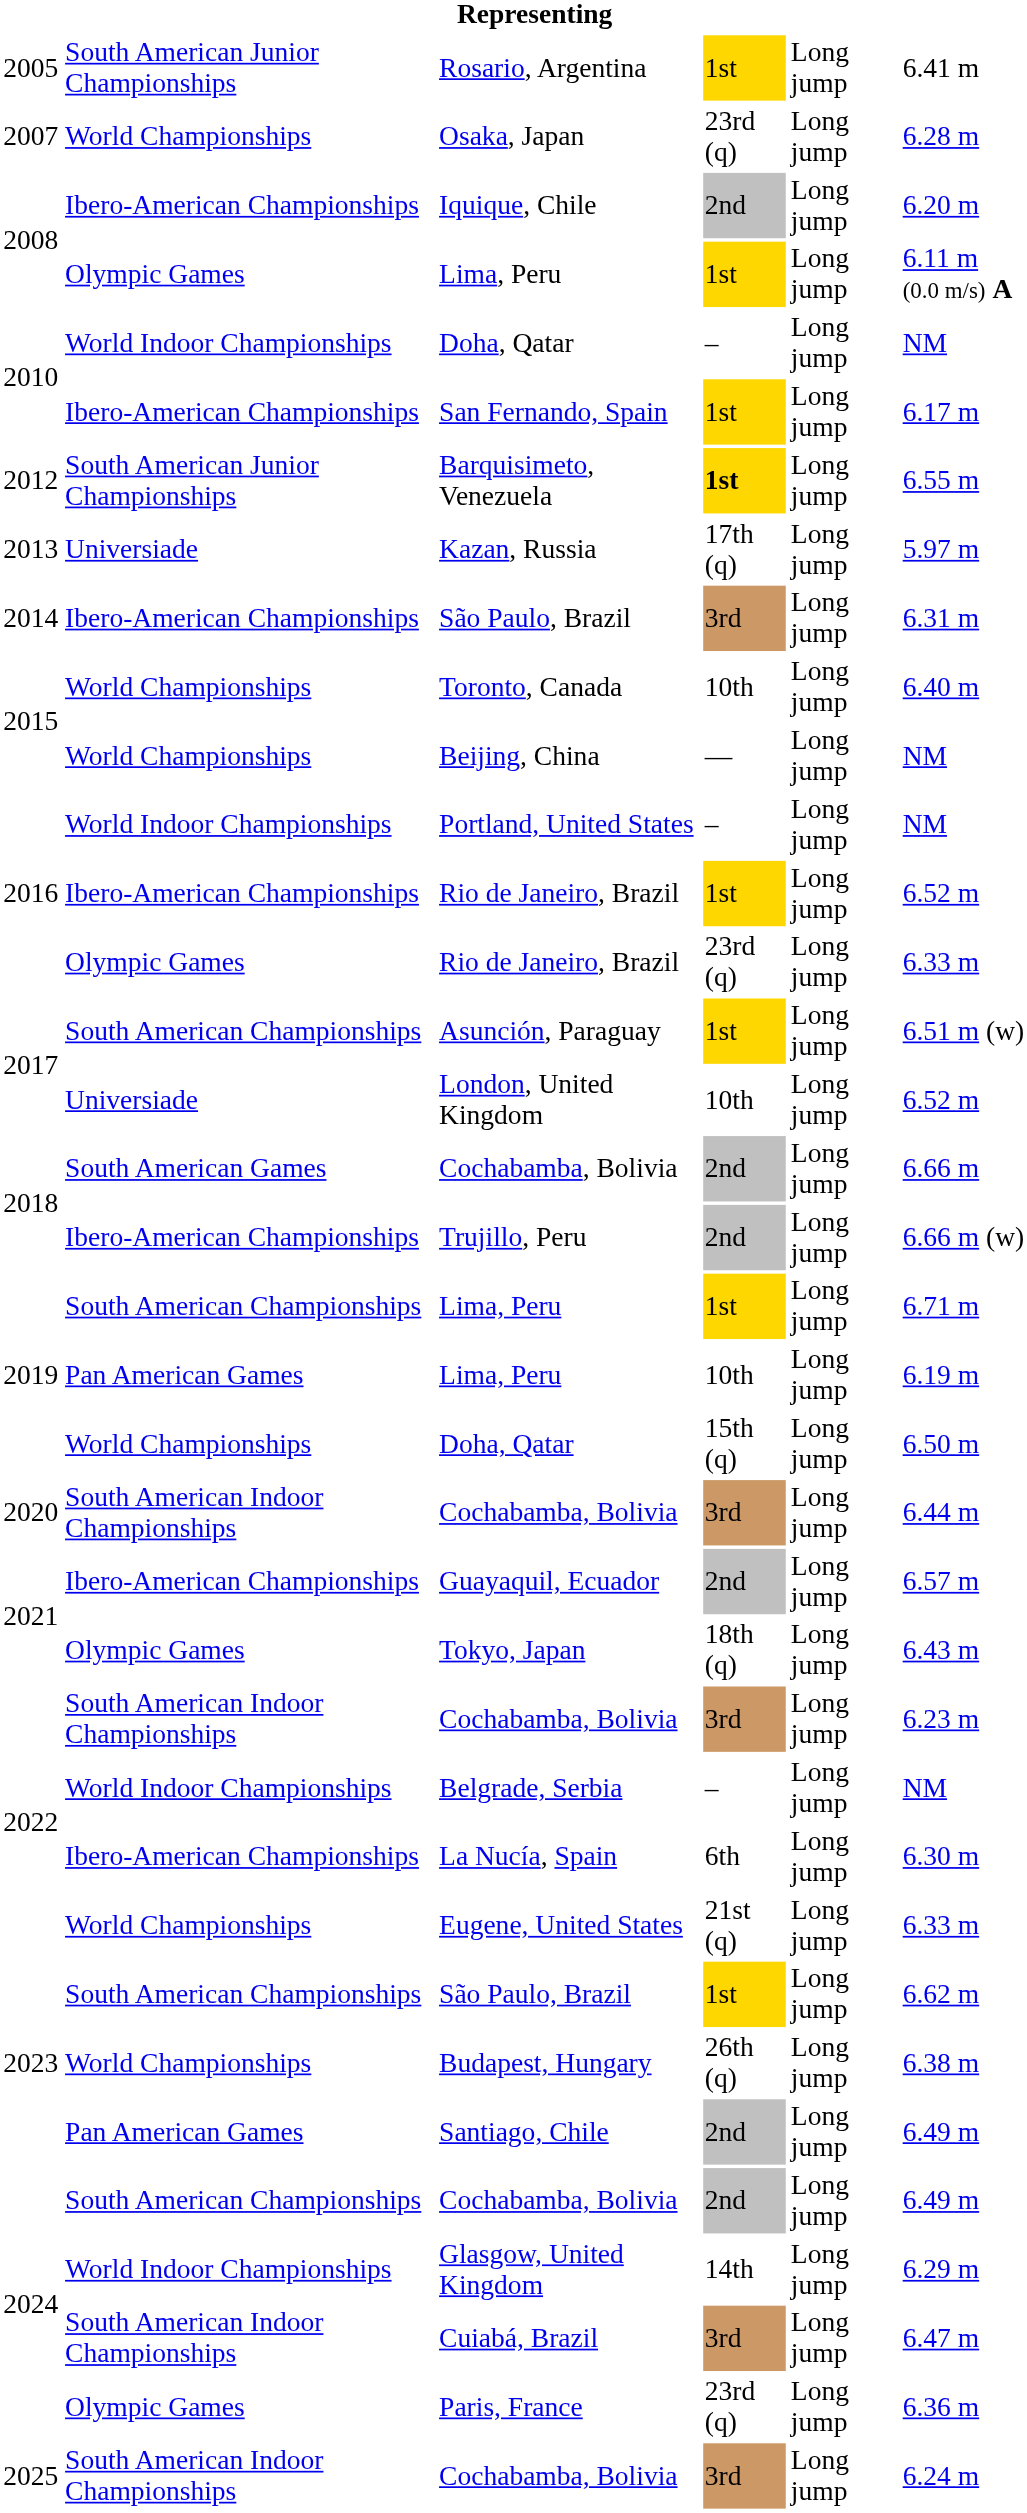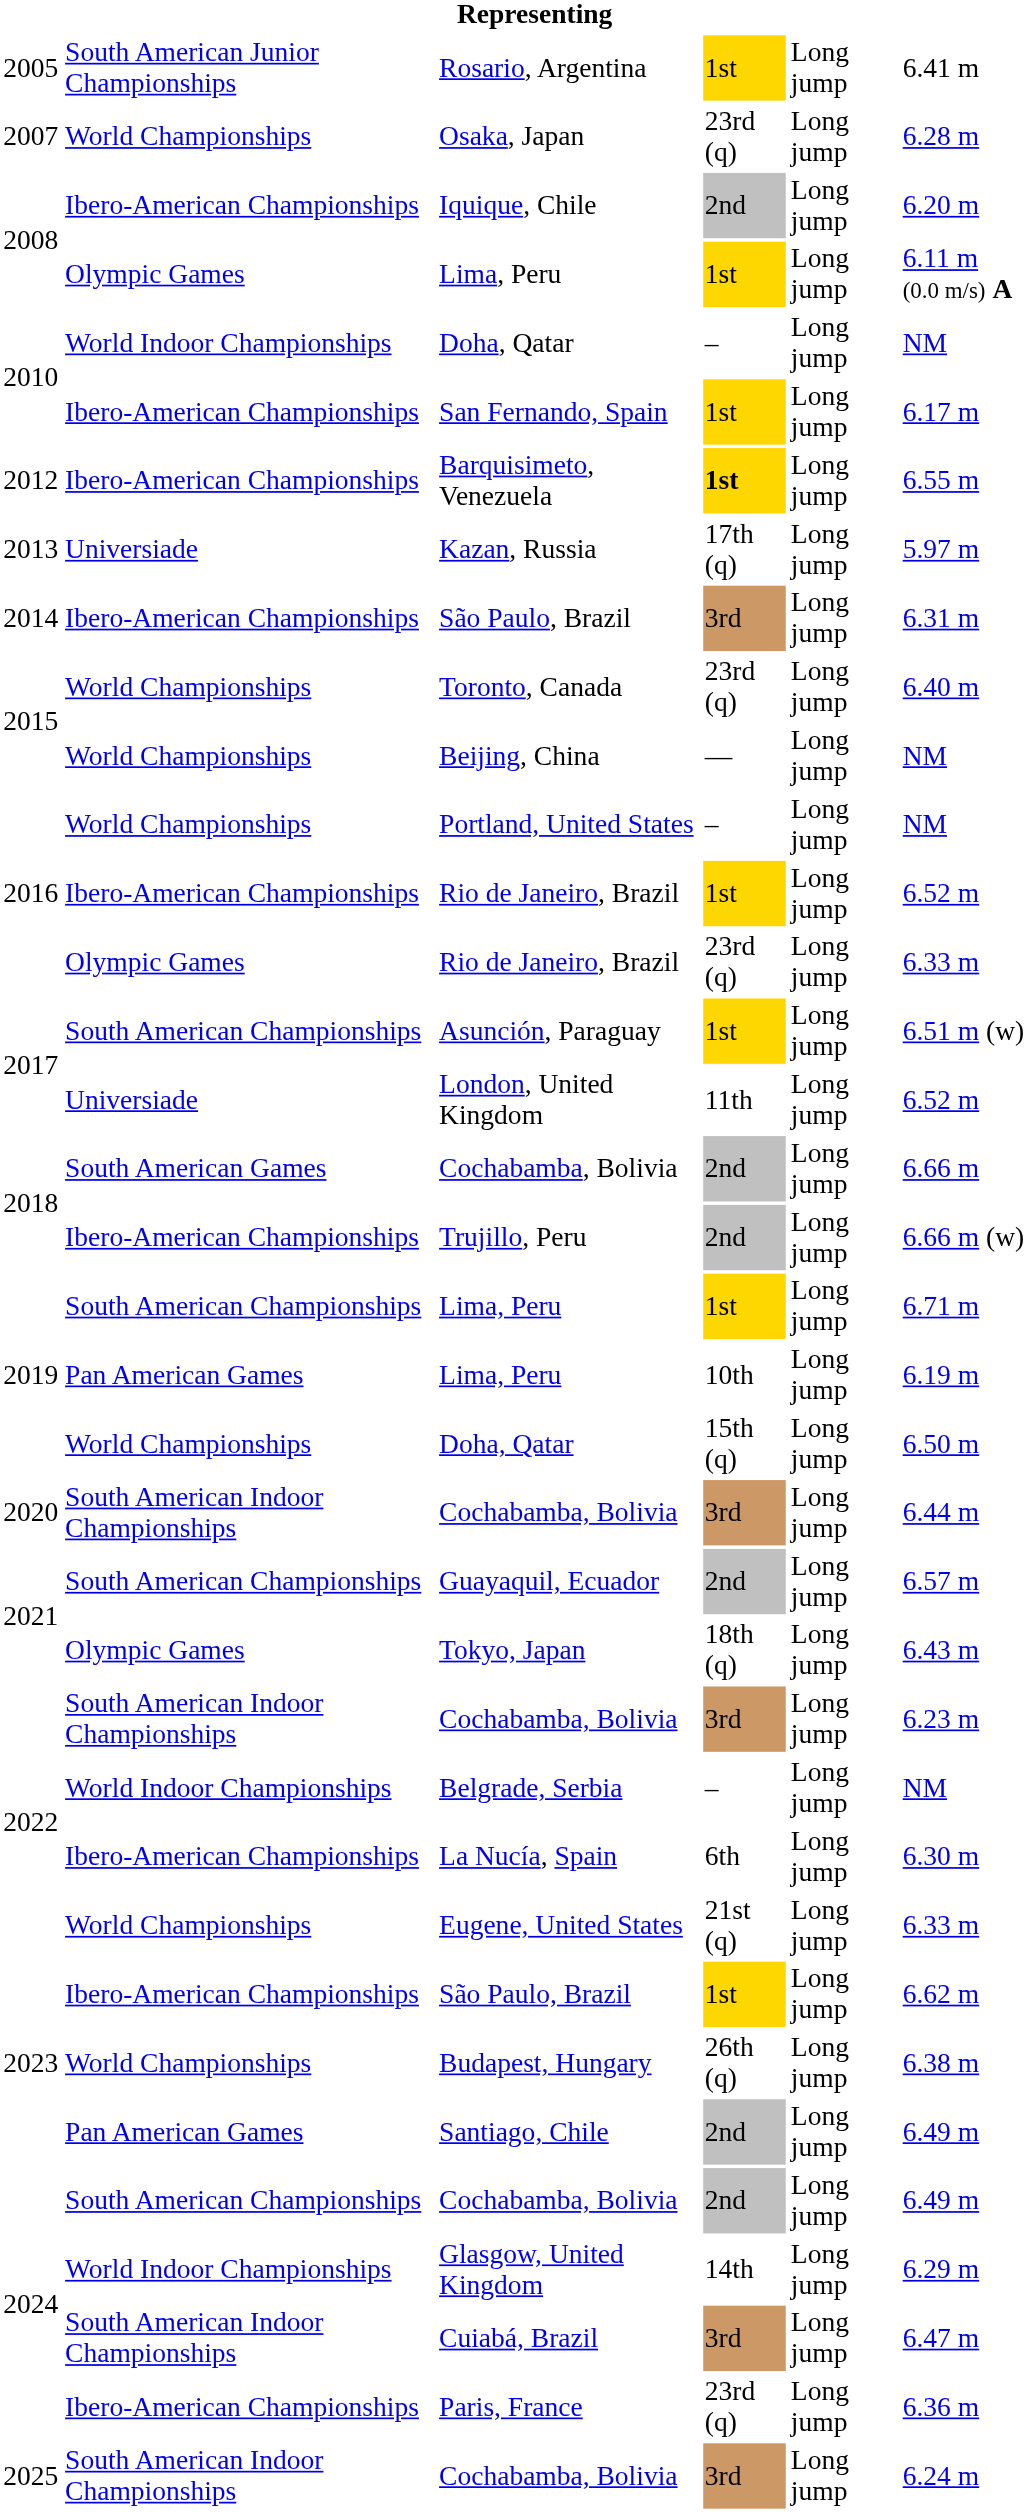(192, 480) South American Junior Championships -> (242, 480) Ibero-American Championships
(729, 686) 10th -> (730, 686) 23rd (q)
(228, 824) World Indoor Championships -> (188, 824) World Championships
(729, 1099) 10th -> (729, 1099) 11th
(242, 1581) Ibero-American Championships -> (243, 1581) South American Championships
(243, 1994) South American Championships -> (242, 1994) Ibero-American Championships
(155, 2406) Olympic Games -> (242, 2406) Ibero-American Championships
